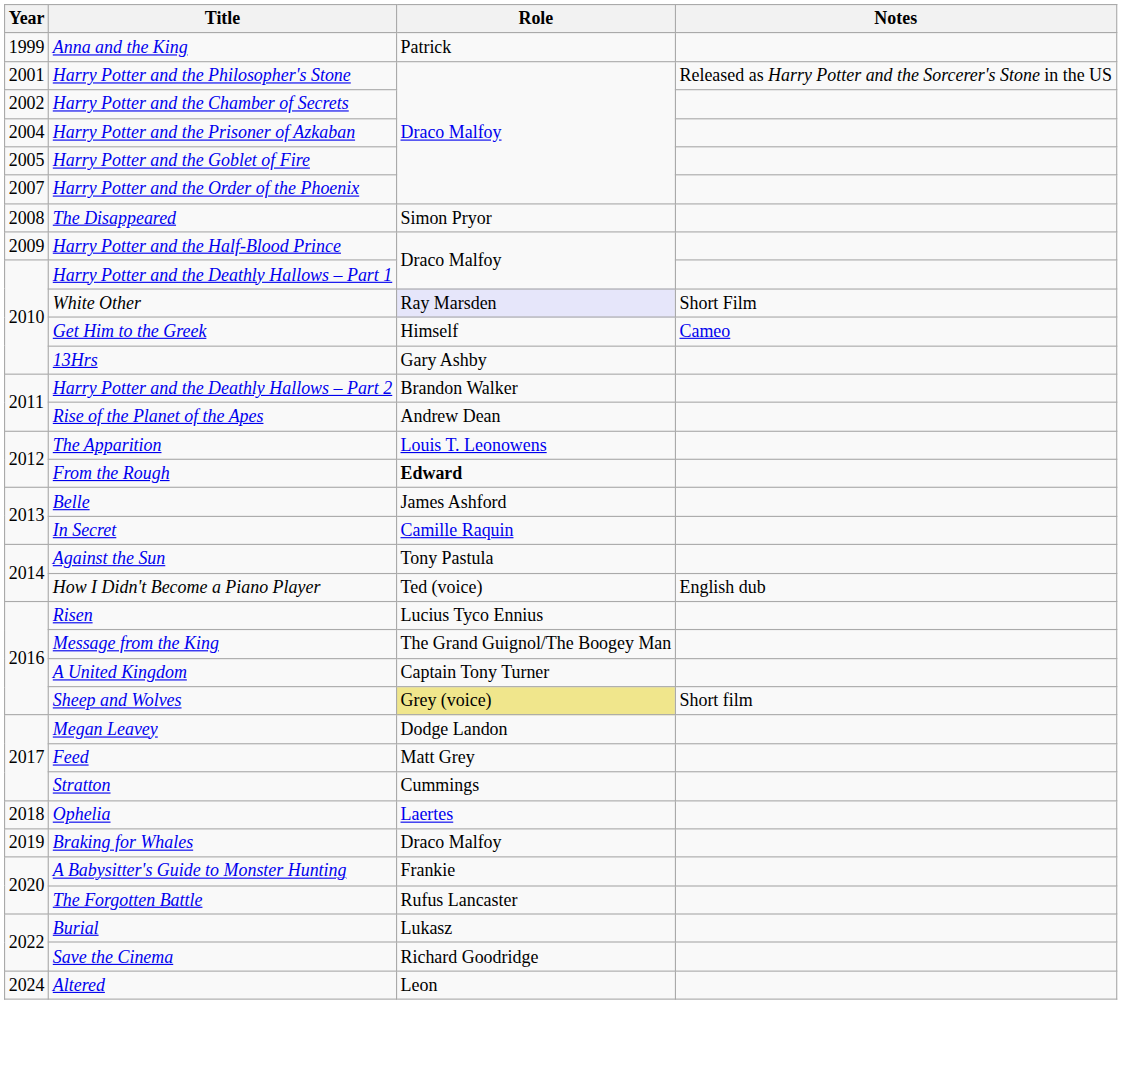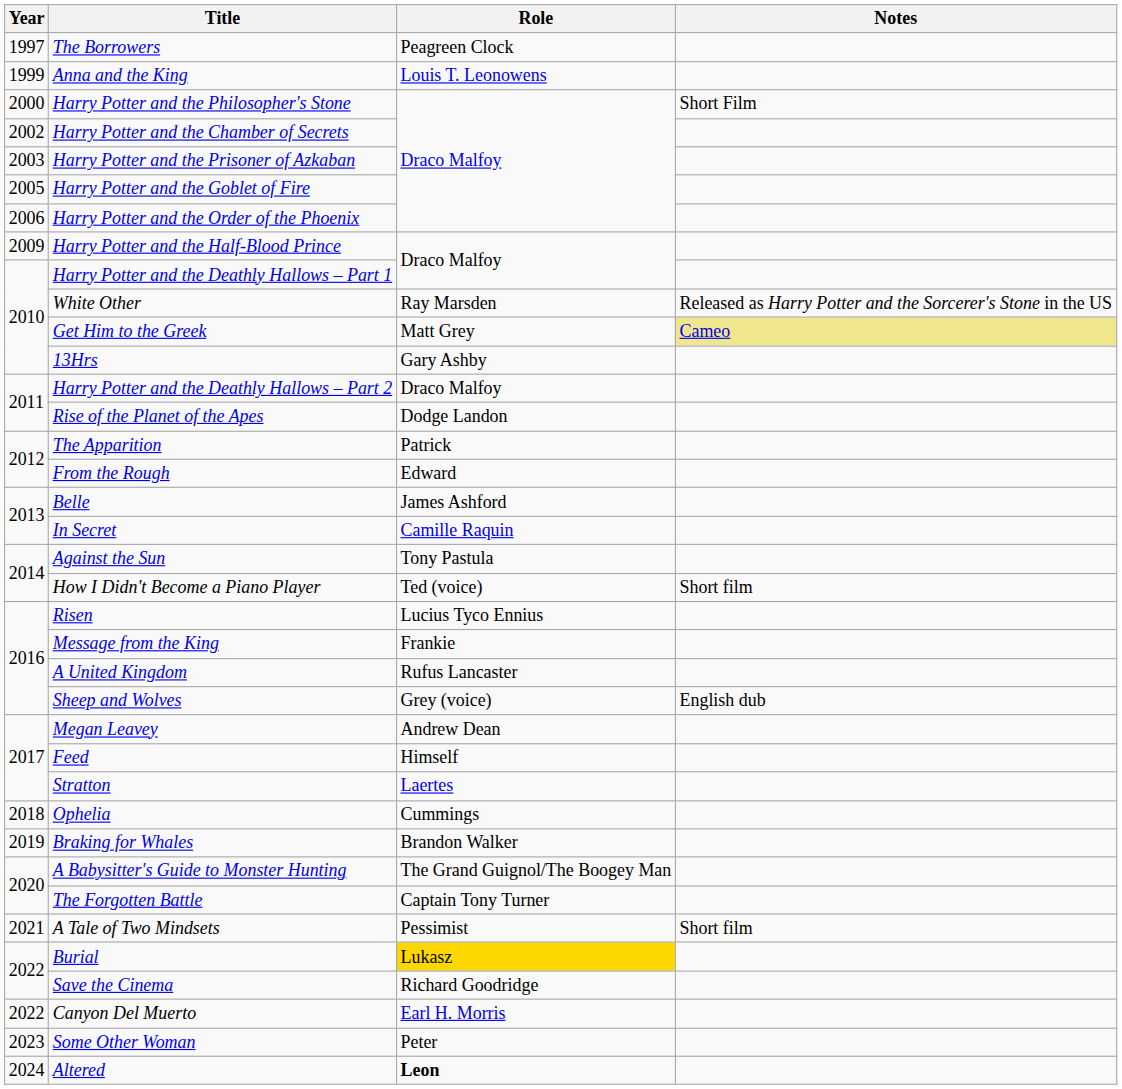+ row: (106, 47)
(426, 47) Patrick -> (474, 75) Louis T. Leonowens
(27, 75) 2001 -> (27, 103) 2000
(896, 75) Released as Harry Potter and the Sorcerer's Stone in the US -> (718, 103) Short Film
(27, 132) 2004 -> (27, 160) 2003
(27, 189) 2007 -> (27, 217) 2006
- row: (114, 217)
(449, 302) lavender background -> (449, 302) no background
(718, 302) Short Film -> (896, 302) Released as Harry Potter and the Sorcerer's Stone in the US
(429, 331) Himself -> (438, 331) Matt Grey
(705, 331) no background -> (705, 331) khaki background
(459, 388) Brandon Walker -> (451, 388) Draco Malfoy
(451, 416) Andrew Dean -> (454, 416) Dodge Landon
(474, 445) Louis T. Leonowens -> (426, 445) Patrick
(431, 473) bold -> (428, 473) normal
(723, 587) English dub -> (716, 587) Short film
(536, 643) The Grand Guignol/The Boogey Man -> (428, 643) Frankie
(475, 672) Captain Tony Turner -> (459, 672) Rufus Lancaster
(446, 700) khaki background -> (446, 700) no background
(716, 700) Short film -> (723, 700) English dub
(454, 729) Dodge Landon -> (451, 729) Andrew Dean
(438, 757) Matt Grey -> (429, 757) Himself
(440, 786) Cummings -> (427, 786) Laertes
(427, 814) Laertes -> (440, 814) Cummings
(451, 842) Draco Malfoy -> (459, 842) Brandon Walker
(428, 871) Frankie -> (536, 871) The Grand Guignol/The Boogey Man
(459, 899) Rufus Lancaster -> (475, 899) Captain Tony Turner
+ row: (136, 928)
(426, 928) no background -> (426, 956) gold background
+ row: (124, 1013)
+ row: (124, 1041)
(419, 984) normal -> (420, 1070) bold
